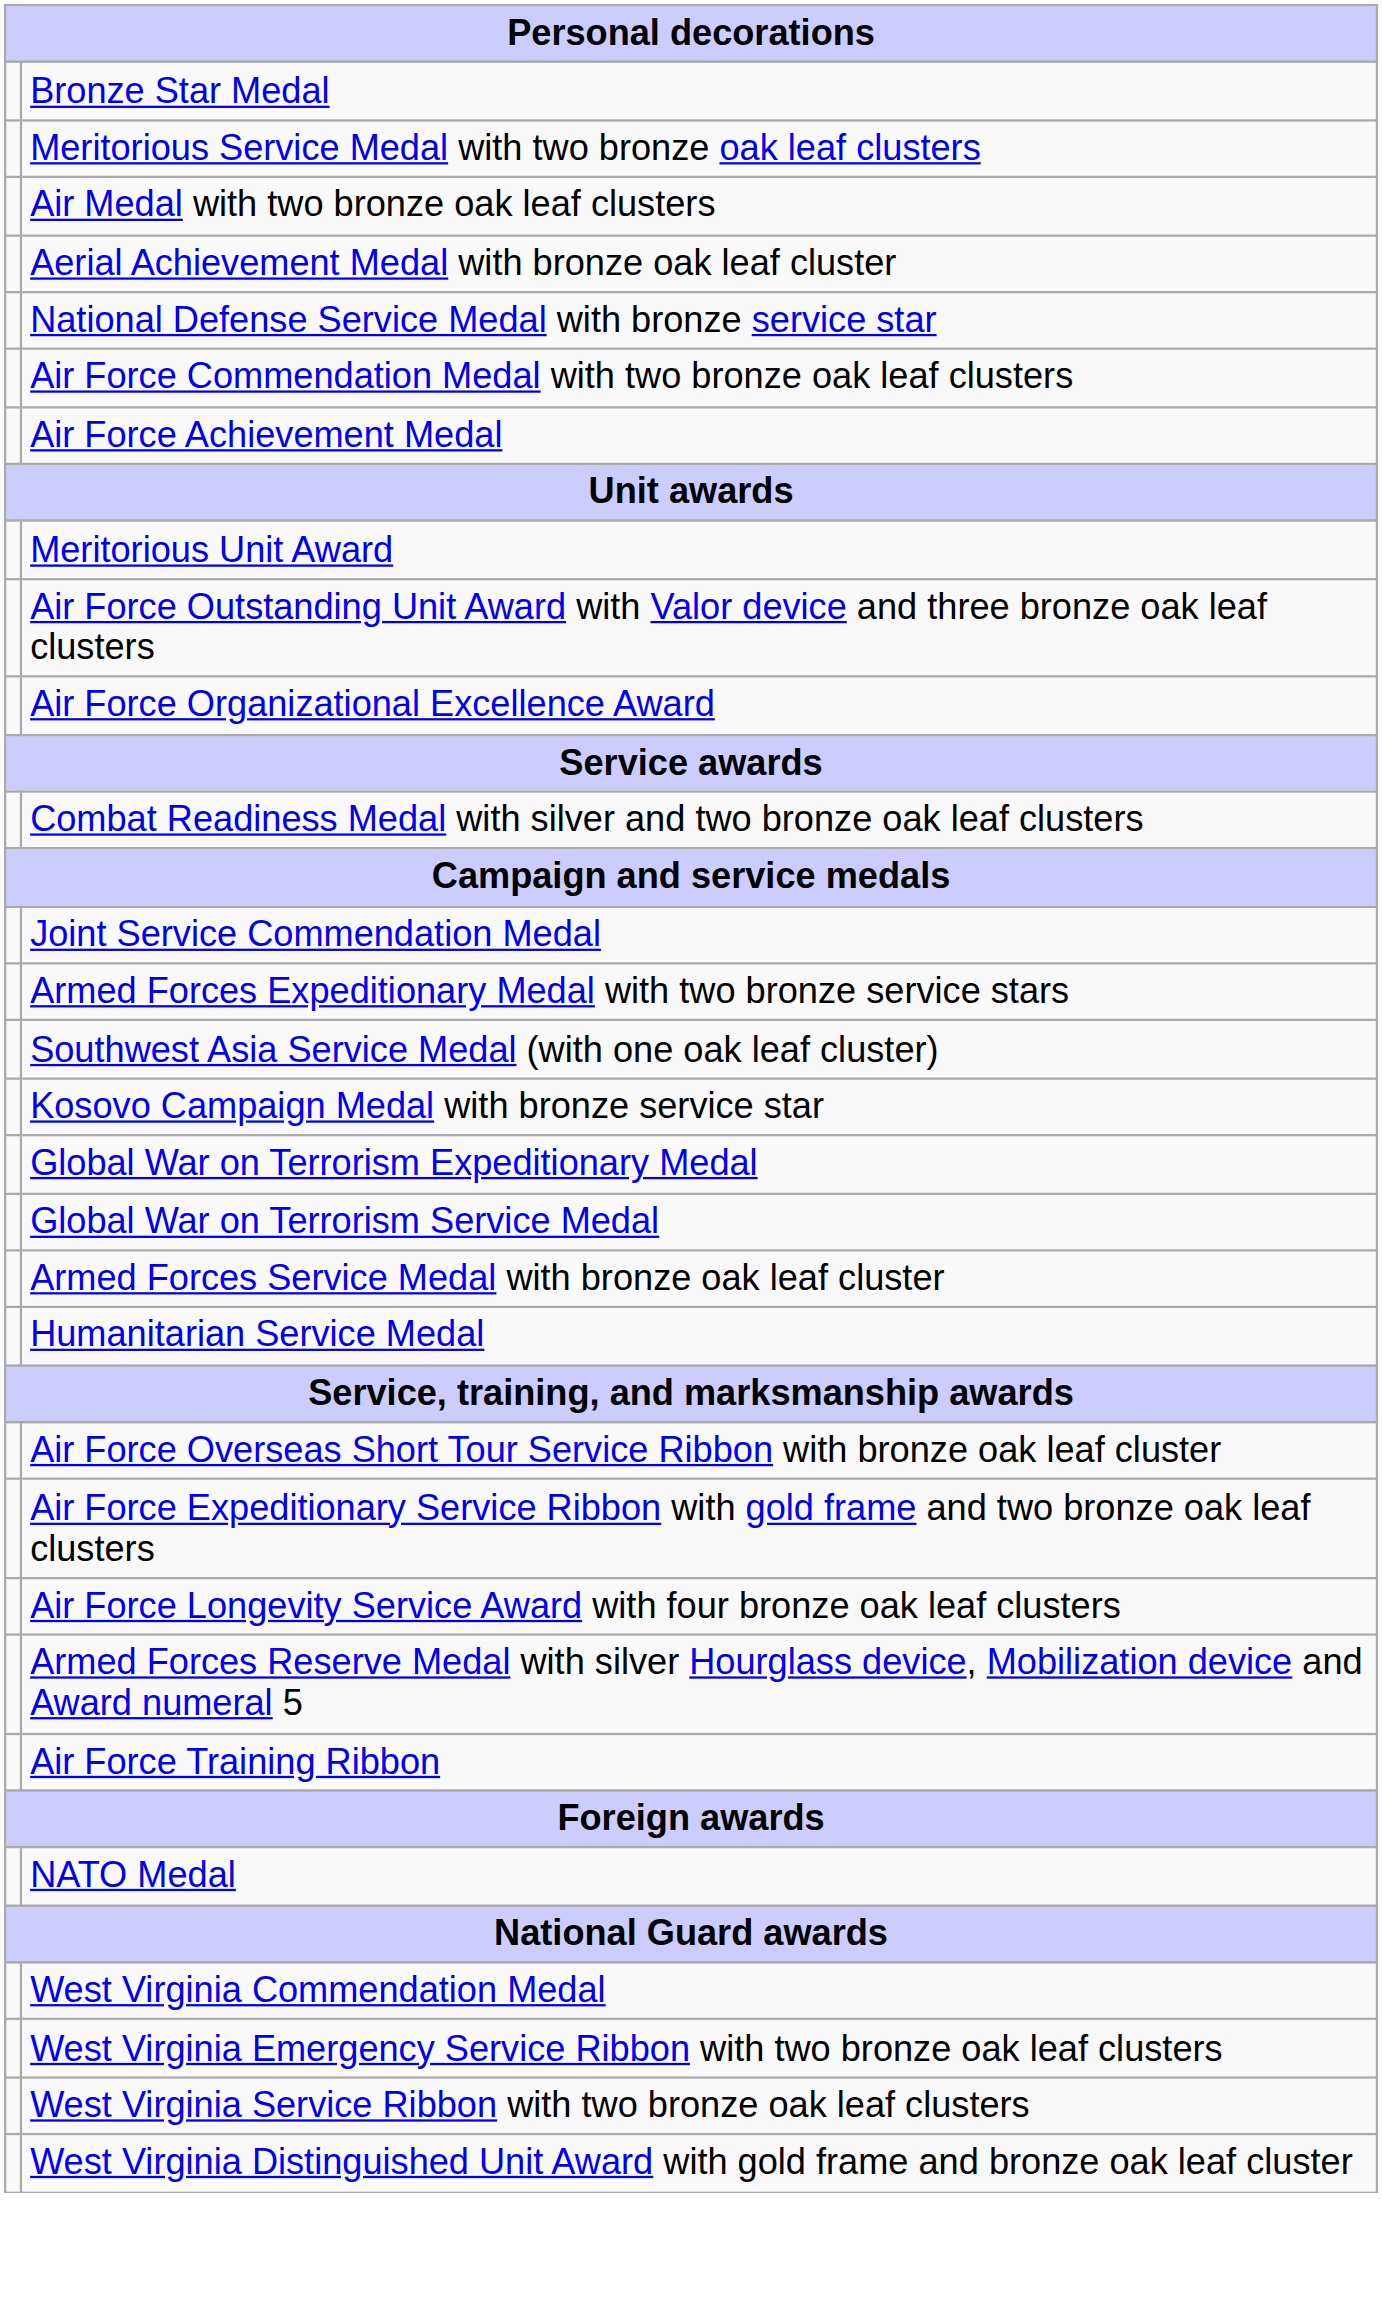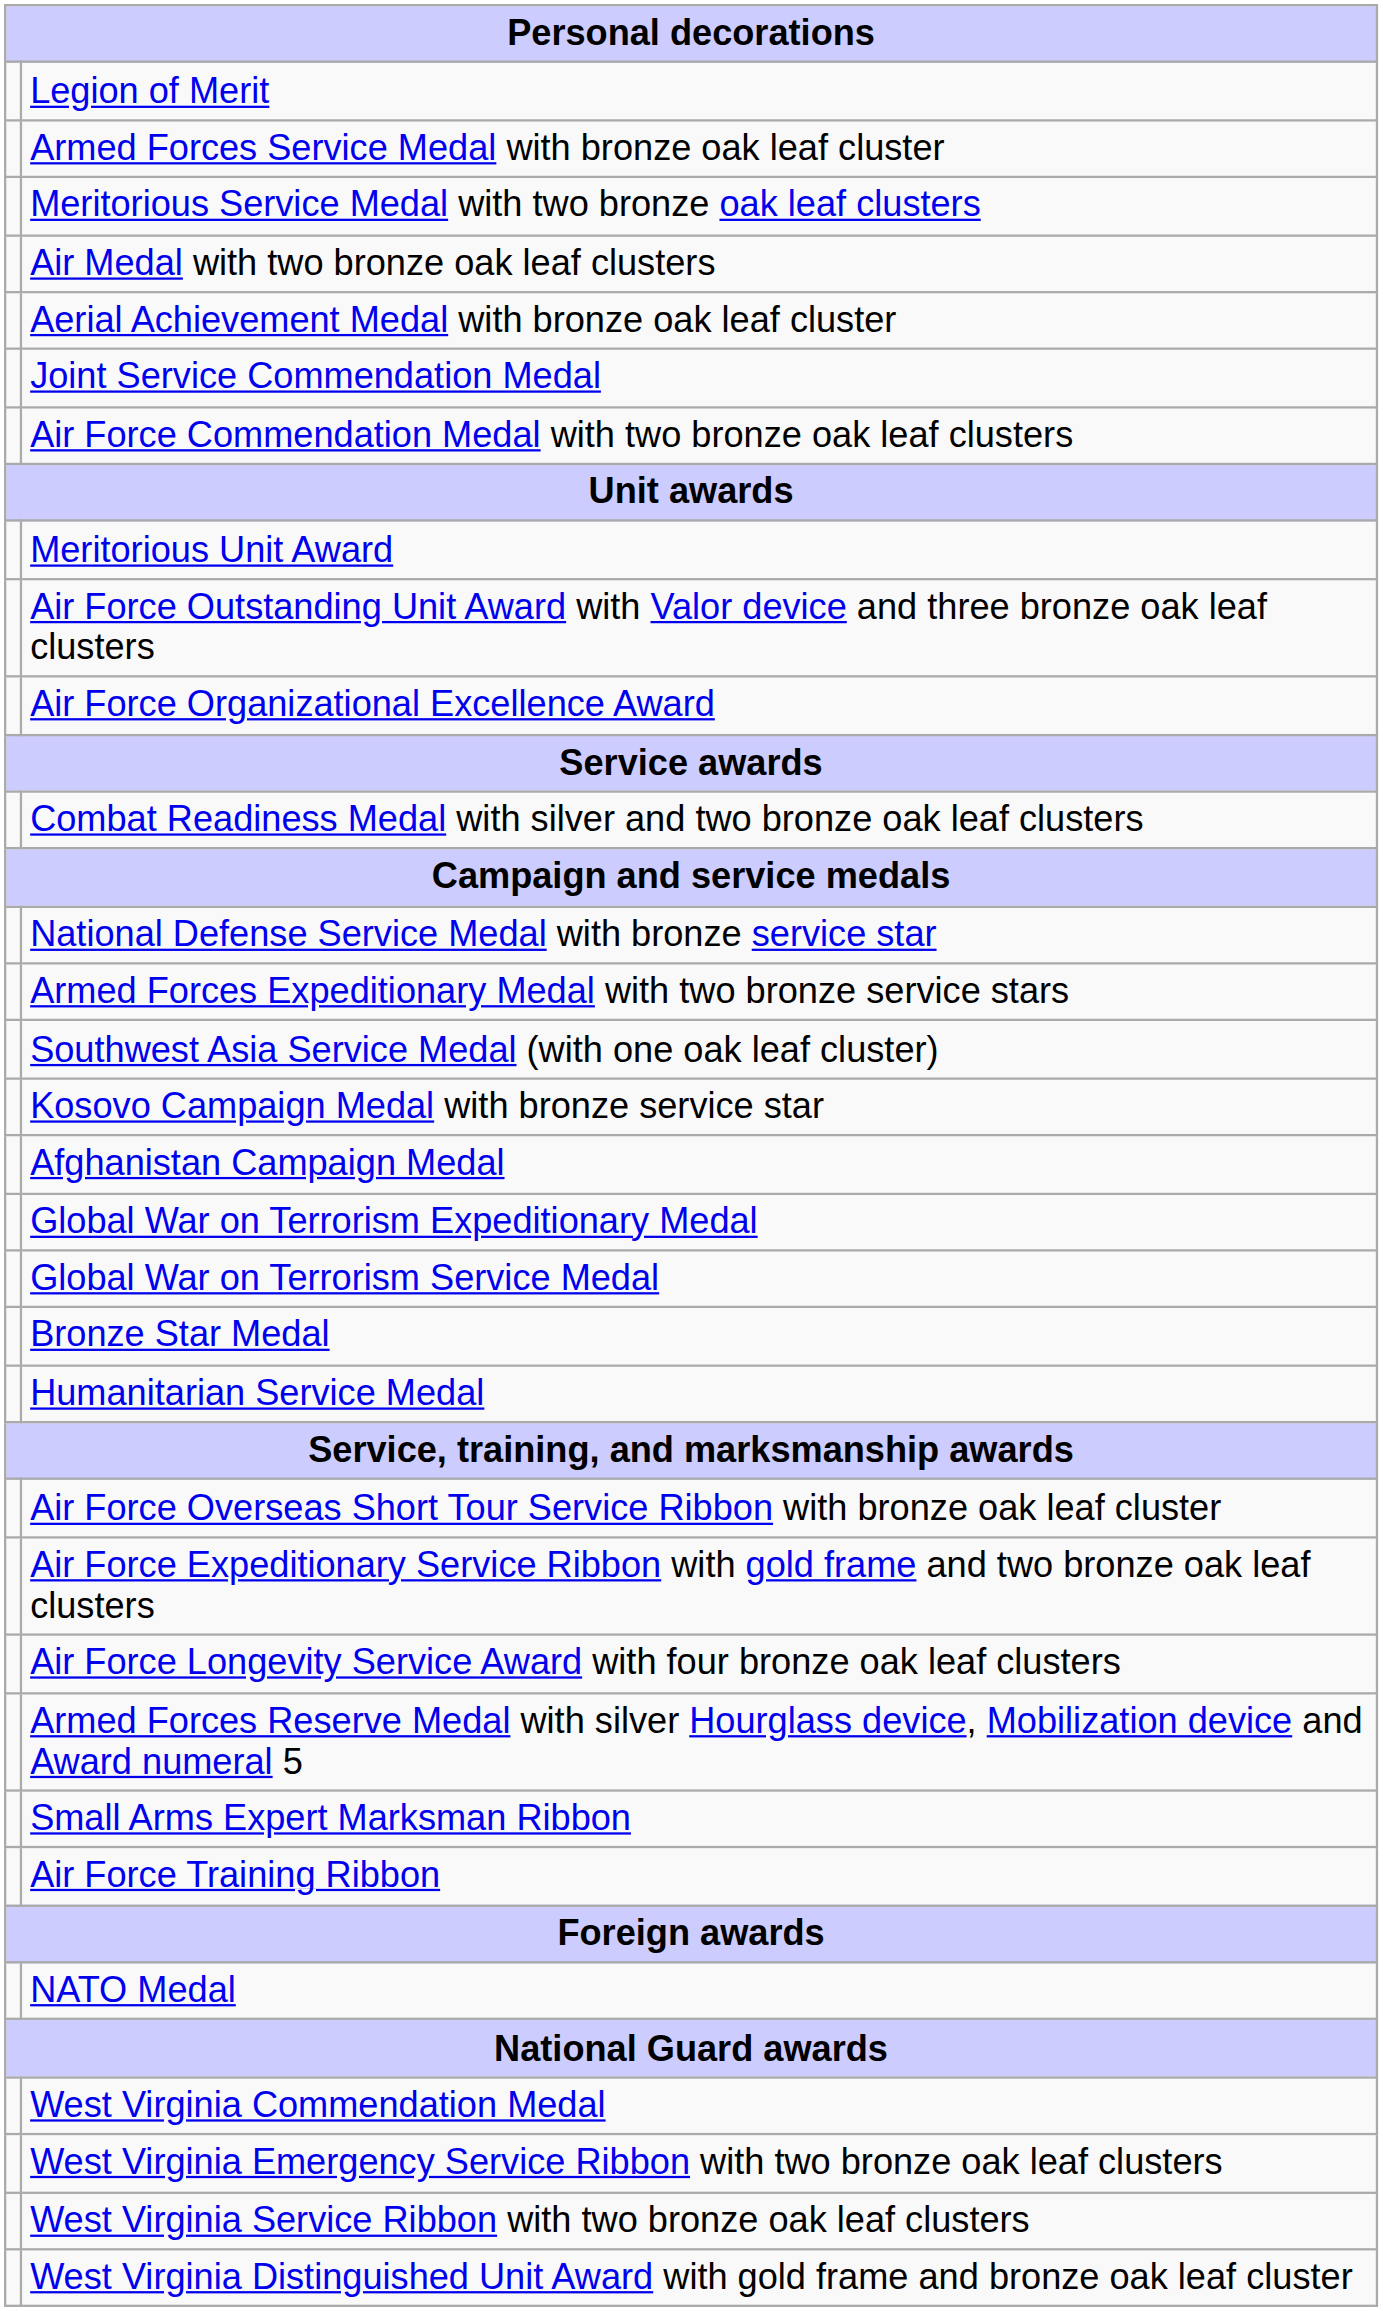+ row: (150, 90)
rows swapped: (180, 90) <-> (487, 1278)
rows swapped: (316, 934) <-> (483, 319)
- row: (266, 434)
+ row: (267, 1163)
+ row: (331, 1818)
